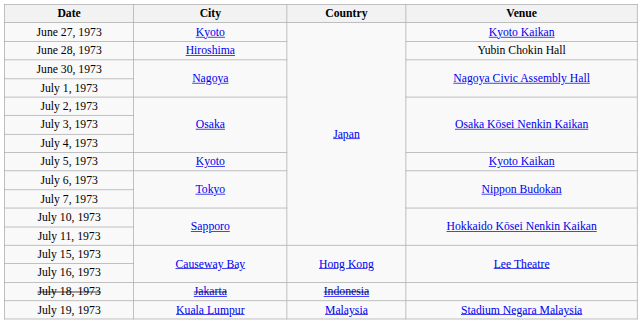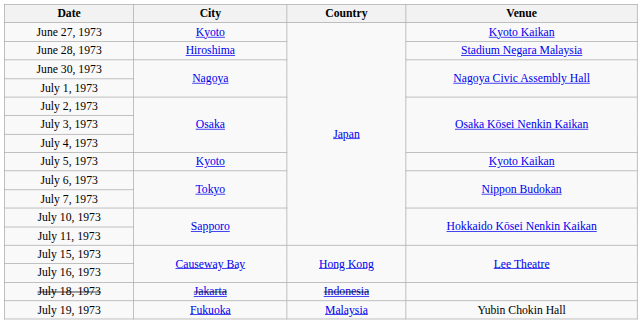(522, 50) Yubin Chokin Hall -> (522, 50) Stadium Negara Malaysia
(210, 310) Kuala Lumpur -> (210, 310) Fukuoka
(522, 310) Stadium Negara Malaysia -> (522, 310) Yubin Chokin Hall
